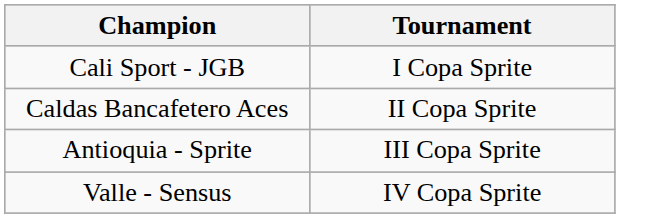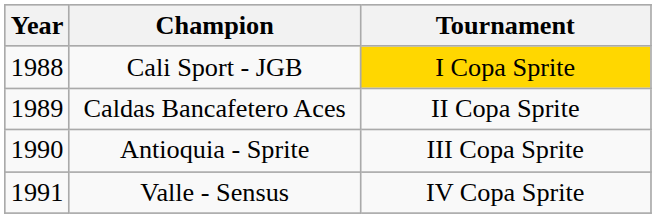+ column: (37, 25)
(462, 66) no background -> (505, 66) gold background
